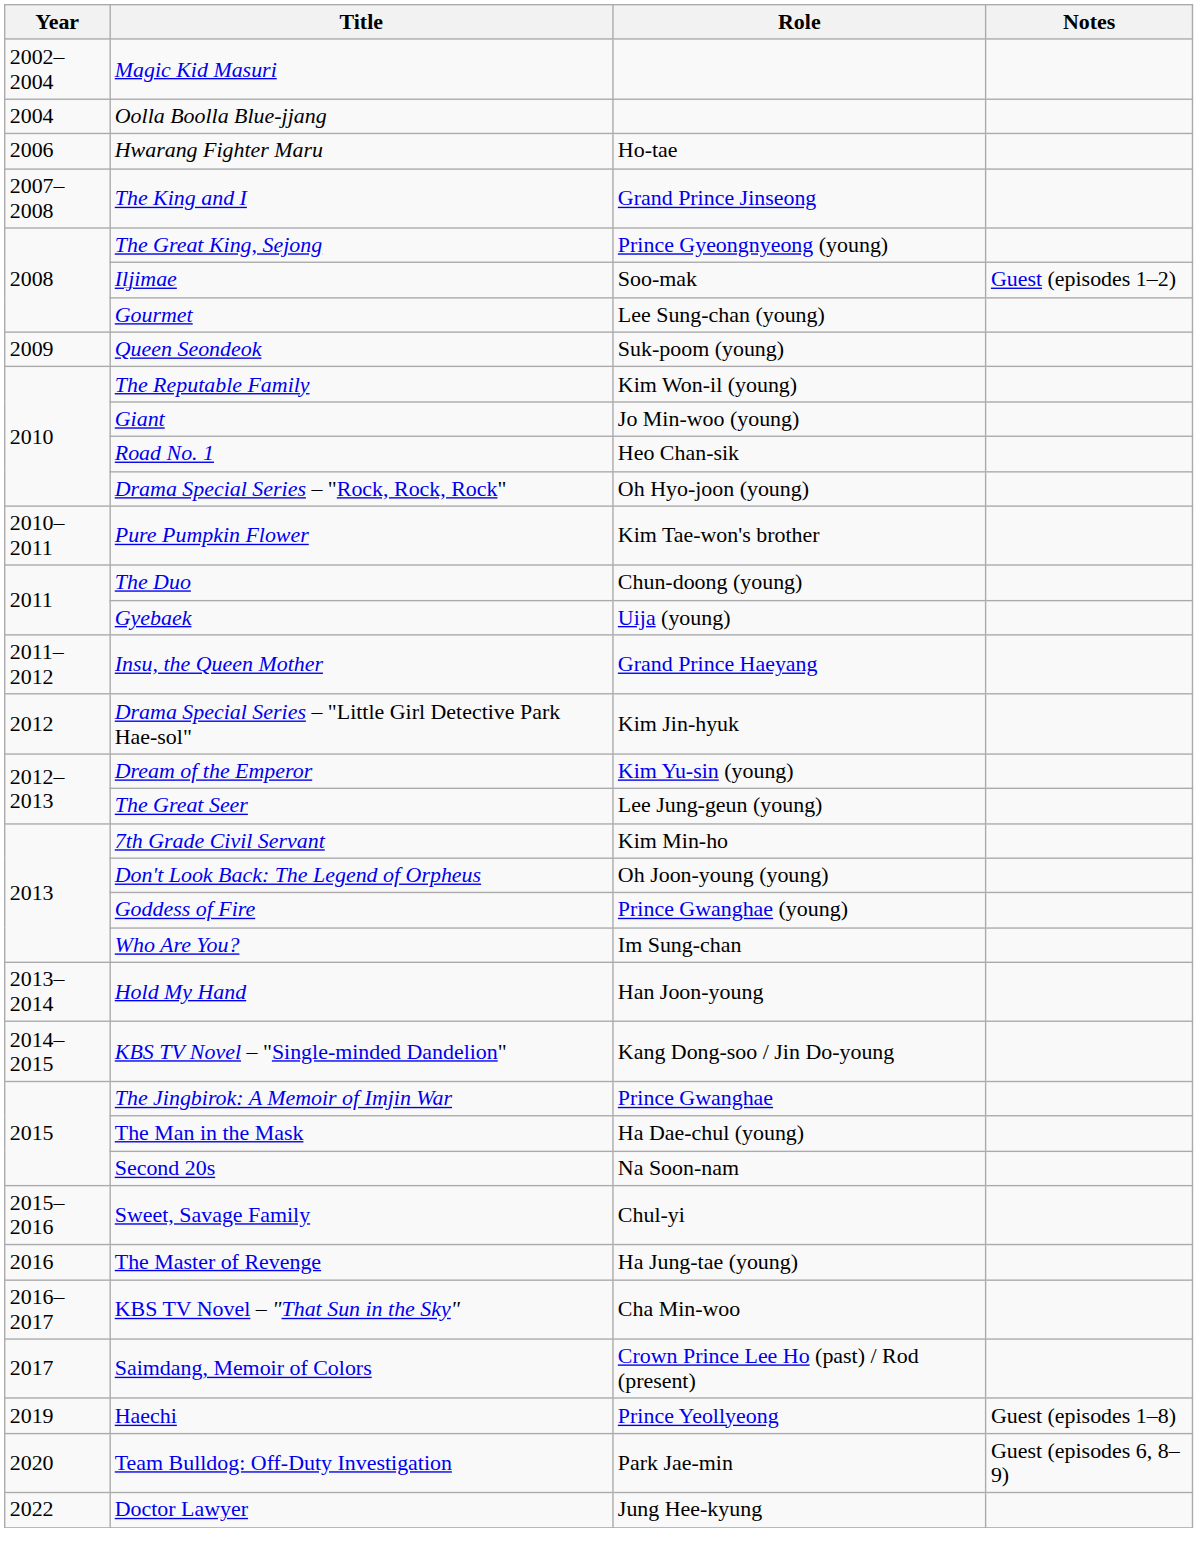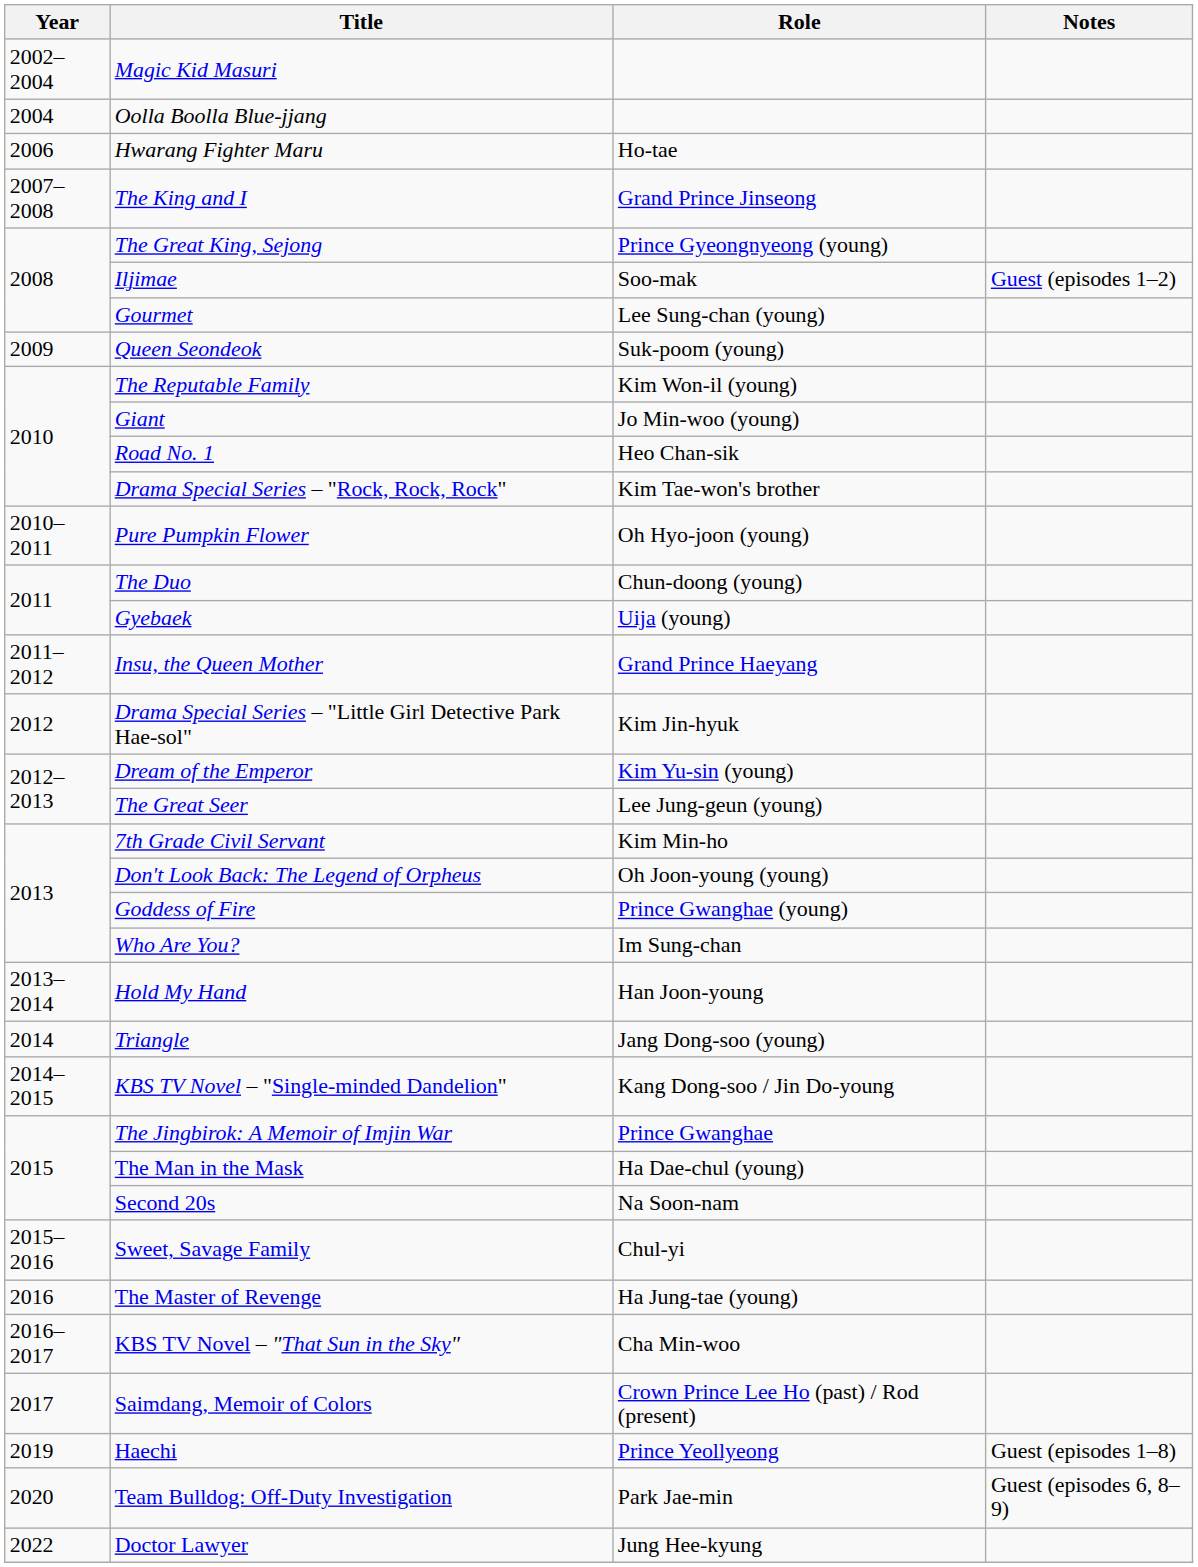(713, 488) Oh Hyo-joon (young) -> (719, 488) Kim Tae-won's brother
(719, 535) Kim Tae-won's brother -> (713, 535) Oh Hyo-joon (young)
+ row: (152, 1038)
